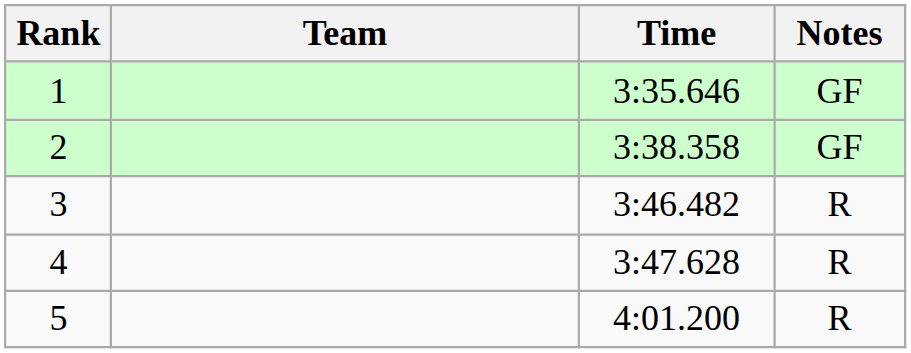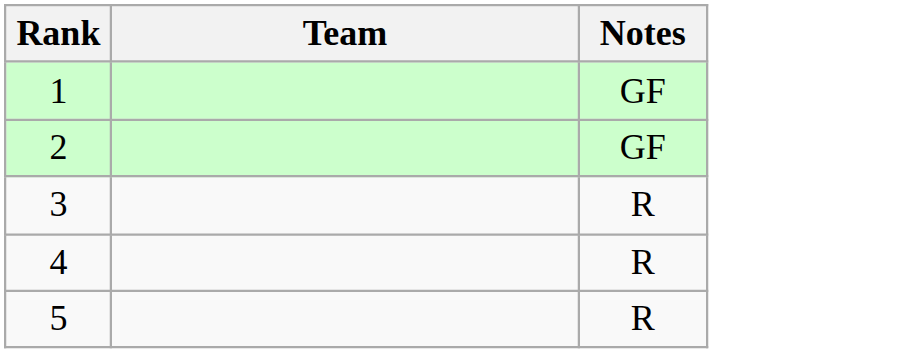- column: (677, 33)
